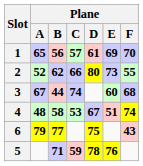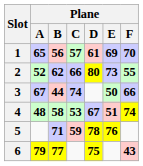(112, 92) 60 -> (112, 92) 50
(130, 92) 68 -> (130, 92) 66
rows swapped: (17, 151) <-> (17, 131)
